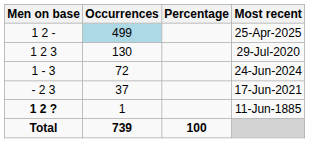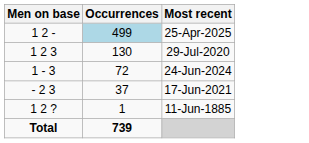- column: (197, 14)
(43, 109) bold -> (43, 109) normal
